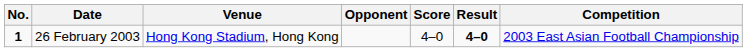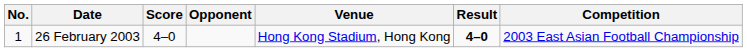columns swapped: (242, 15) <-> (432, 15)
(18, 36) bold -> (18, 36) normal
